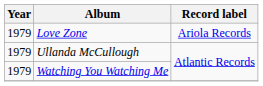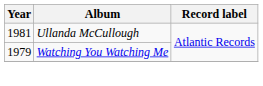- row: (62, 33)
(19, 52) 1979 -> (19, 33) 1981
